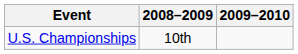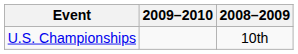columns swapped: (178, 15) <-> (255, 15)
